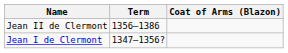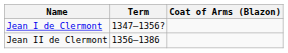rows swapped: (54, 40) <-> (57, 26)
